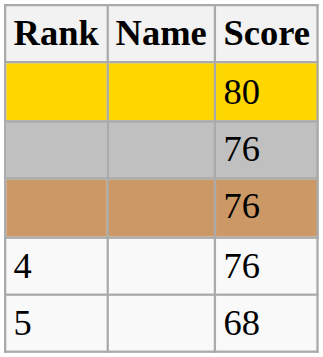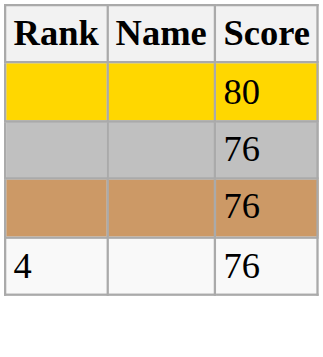- row: (23, 322)
